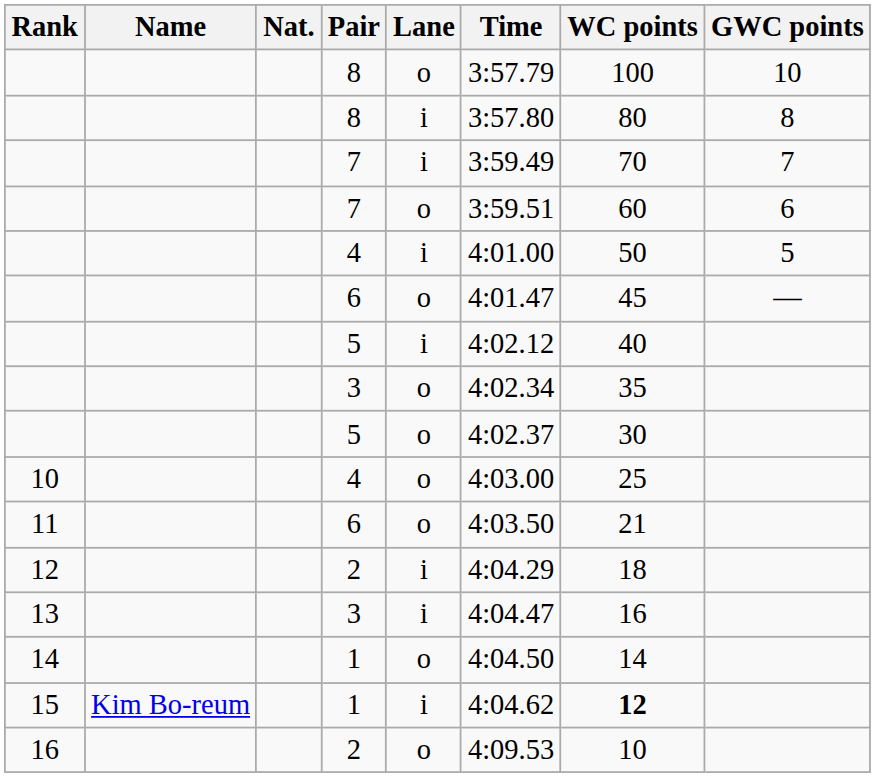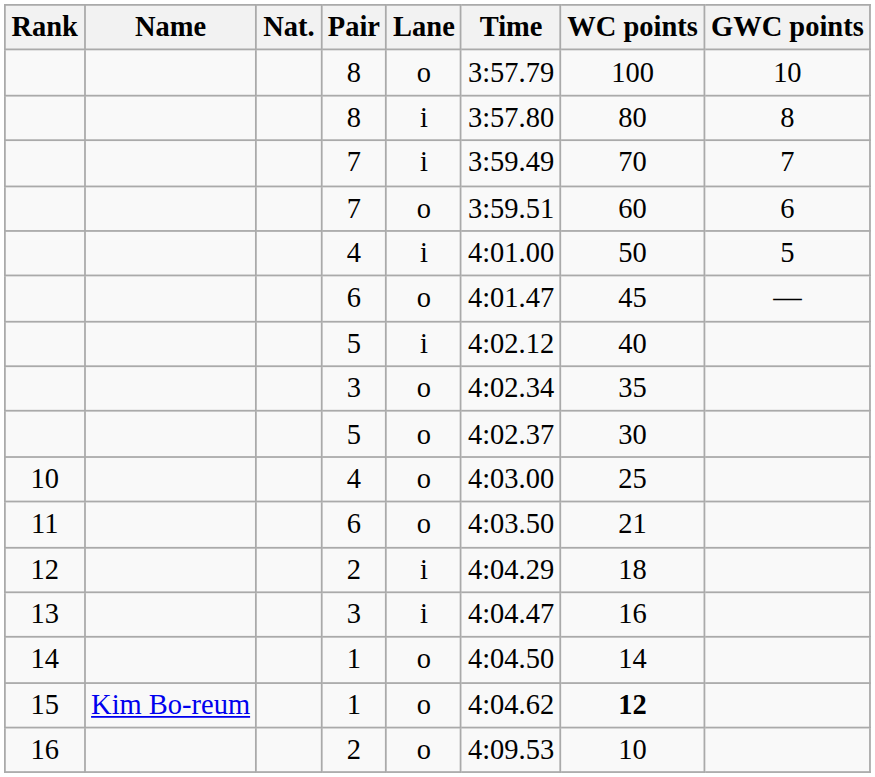(424, 704) i -> (424, 704) o
